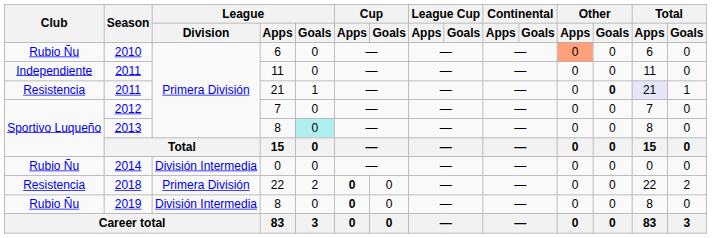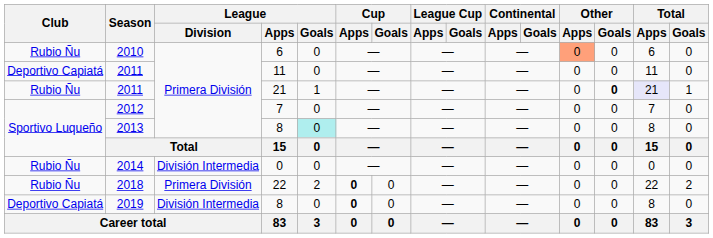(54, 71) Independiente -> (55, 71) Deportivo Capiatá
(54, 90) Resistencia -> (55, 90) Rubio Ñu
(54, 185) Resistencia -> (55, 185) Rubio Ñu
(54, 204) Rubio Ñu -> (55, 204) Deportivo Capiatá
